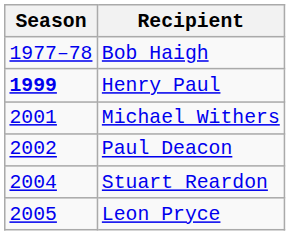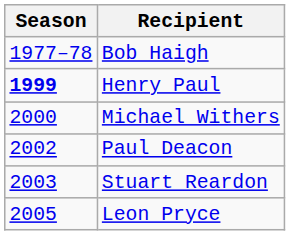(33, 117) 2001 -> (33, 117) 2000
(33, 182) 2004 -> (33, 182) 2003
